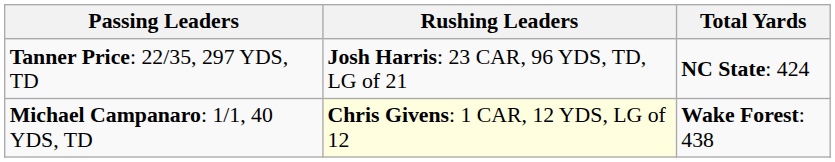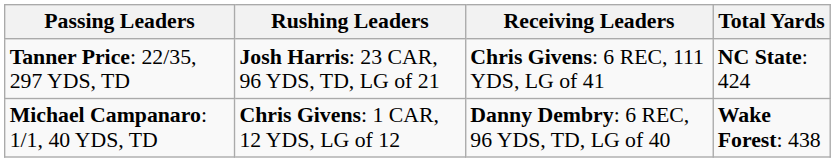+ column: (589, 21)
(497, 127) lightyellow background -> (339, 127) no background
